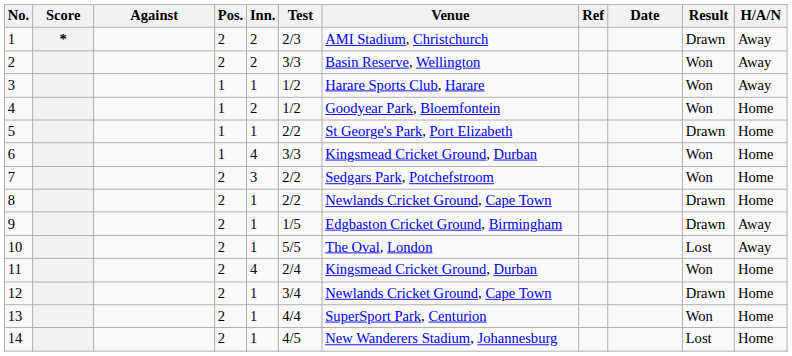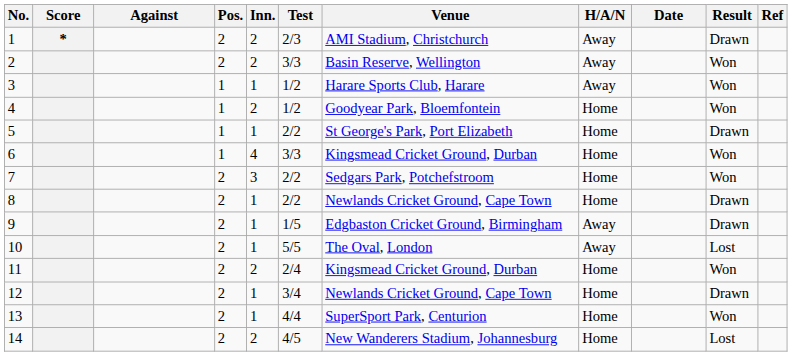columns swapped: (761, 16) <-> (593, 16)
(254, 270) 4 -> (254, 270) 2
(254, 339) 1 -> (254, 339) 2
